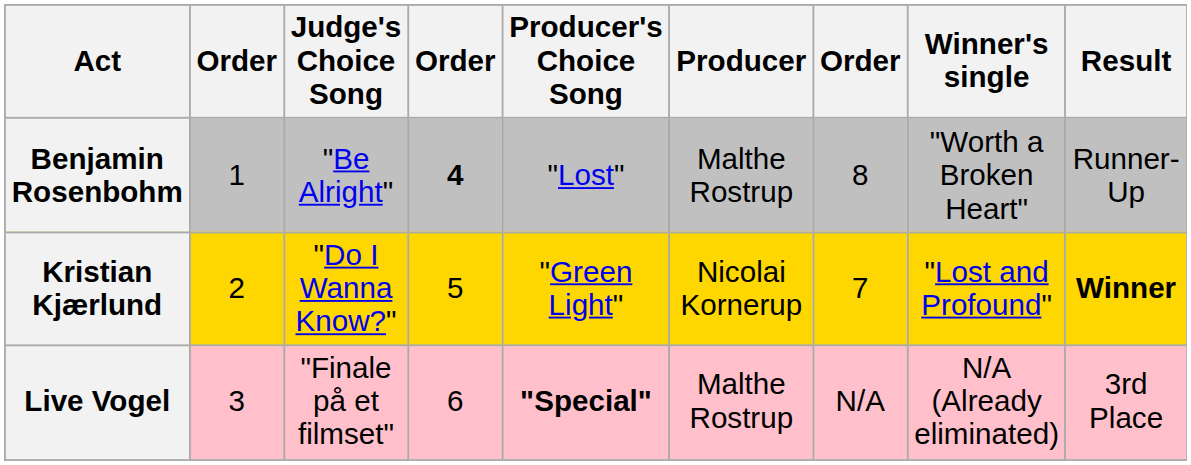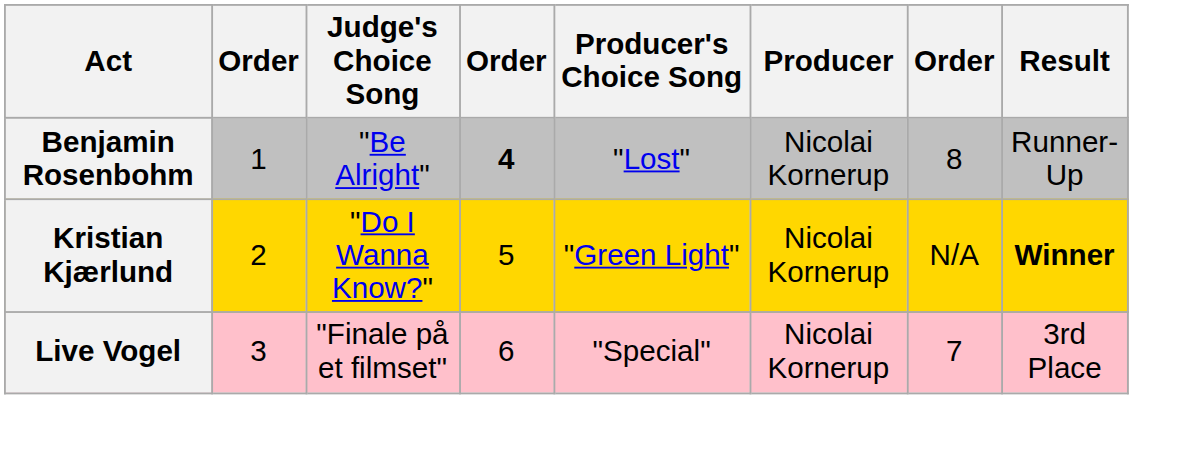- column: (987, 61)
(741, 174) Malthe Rostrup -> (828, 158) Nicolai Kornerup
(860, 288) 7 -> (954, 255) N/A
(586, 401) bold -> (652, 351) normal
(741, 401) Malthe Rostrup -> (828, 351) Nicolai Kornerup
(860, 401) N/A -> (954, 351) 7
